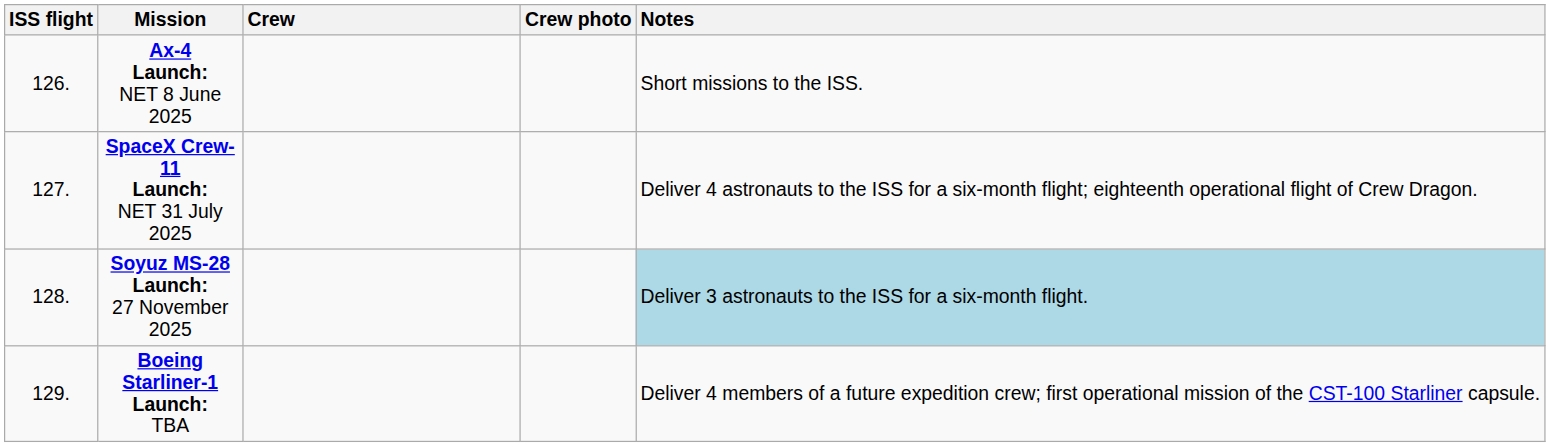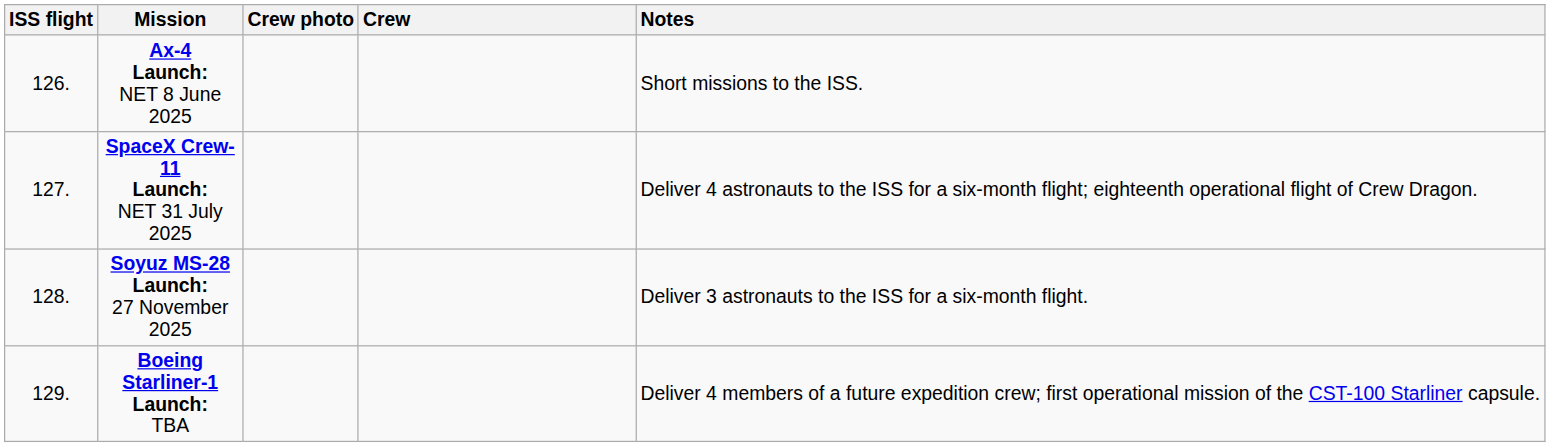columns swapped: (271, 19) <-> (578, 19)
(864, 297) lightblue background -> (864, 297) no background
